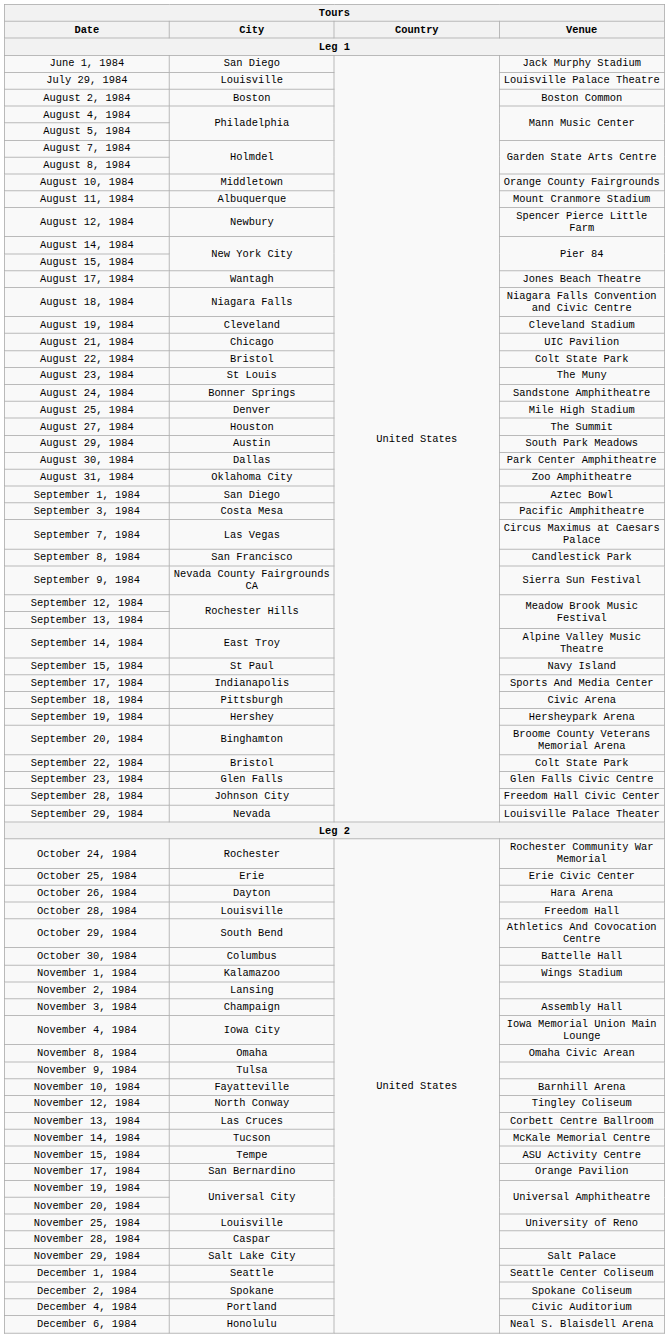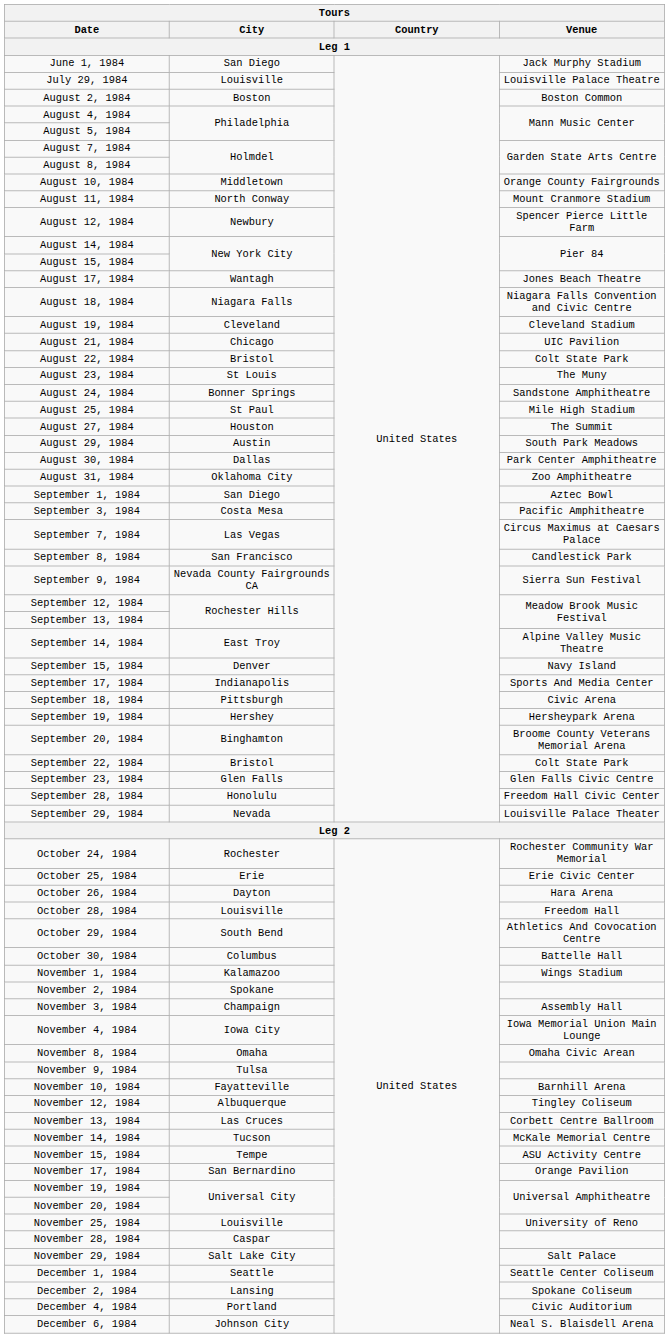(252, 199) Albuquerque -> (252, 199) North Conway
(252, 410) Denver -> (252, 410) St Paul
(252, 666) St Paul -> (252, 666) Denver
(252, 797) Johnson City -> (252, 797) Honolulu
(252, 990) Lansing -> (252, 990) Spokane
(252, 1104) North Conway -> (252, 1104) Albuquerque
(252, 1290) Spokane -> (252, 1290) Lansing
(252, 1324) Honolulu -> (252, 1324) Johnson City
